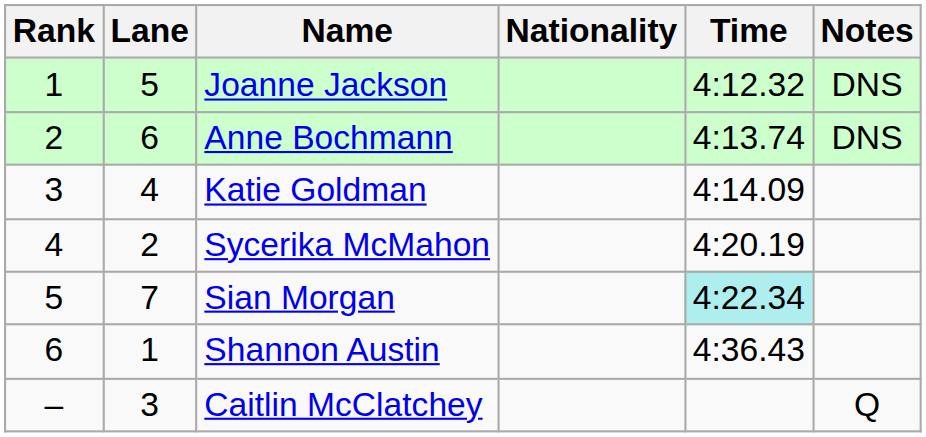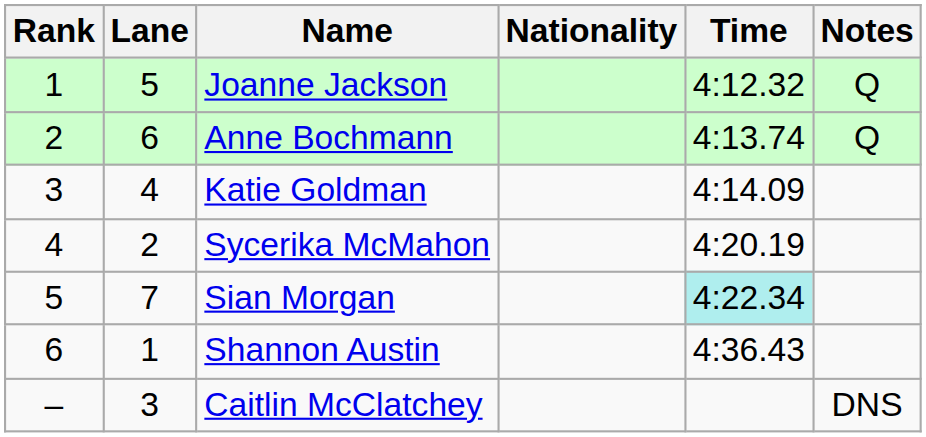(867, 84) DNS -> (867, 84) Q
(867, 137) DNS -> (867, 137) Q
(867, 404) Q -> (867, 404) DNS
